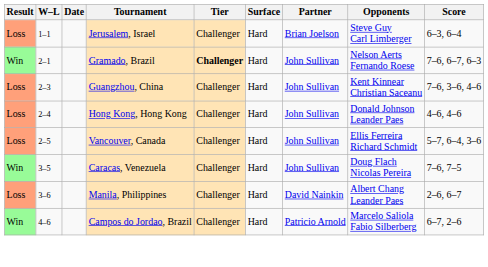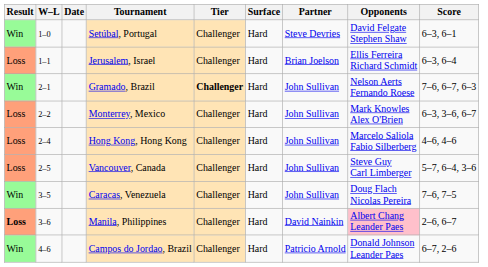+ row: (123, 33)
(381, 33) Steve Guy Carl Limberger -> (384, 60) Ellis Ferreira Richard Schmidt
+ row: (127, 114)
- row: (126, 87)
(382, 114) Donald Johnson Leander Paes -> (383, 141) Marcelo Saliola Fabio Silberberg
(384, 141) Ellis Ferreira Richard Schmidt -> (381, 168) Steve Guy Carl Limberger
(16, 195) normal -> (16, 221) bold
(377, 195) no background -> (377, 221) pink background
(383, 221) Marcelo Saliola Fabio Silberberg -> (382, 248) Donald Johnson Leander Paes
